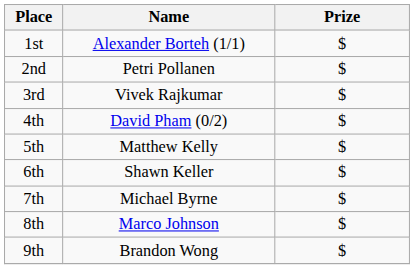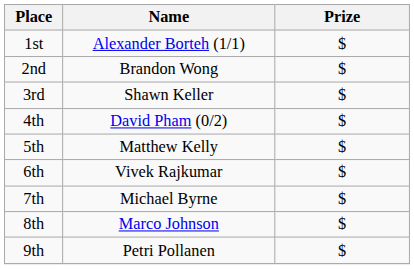(169, 69) Petri Pollanen -> (169, 69) Brandon Wong
(169, 95) Vivek Rajkumar -> (169, 95) Shawn Keller
(169, 172) Shawn Keller -> (169, 172) Vivek Rajkumar
(169, 250) Brandon Wong -> (169, 250) Petri Pollanen
